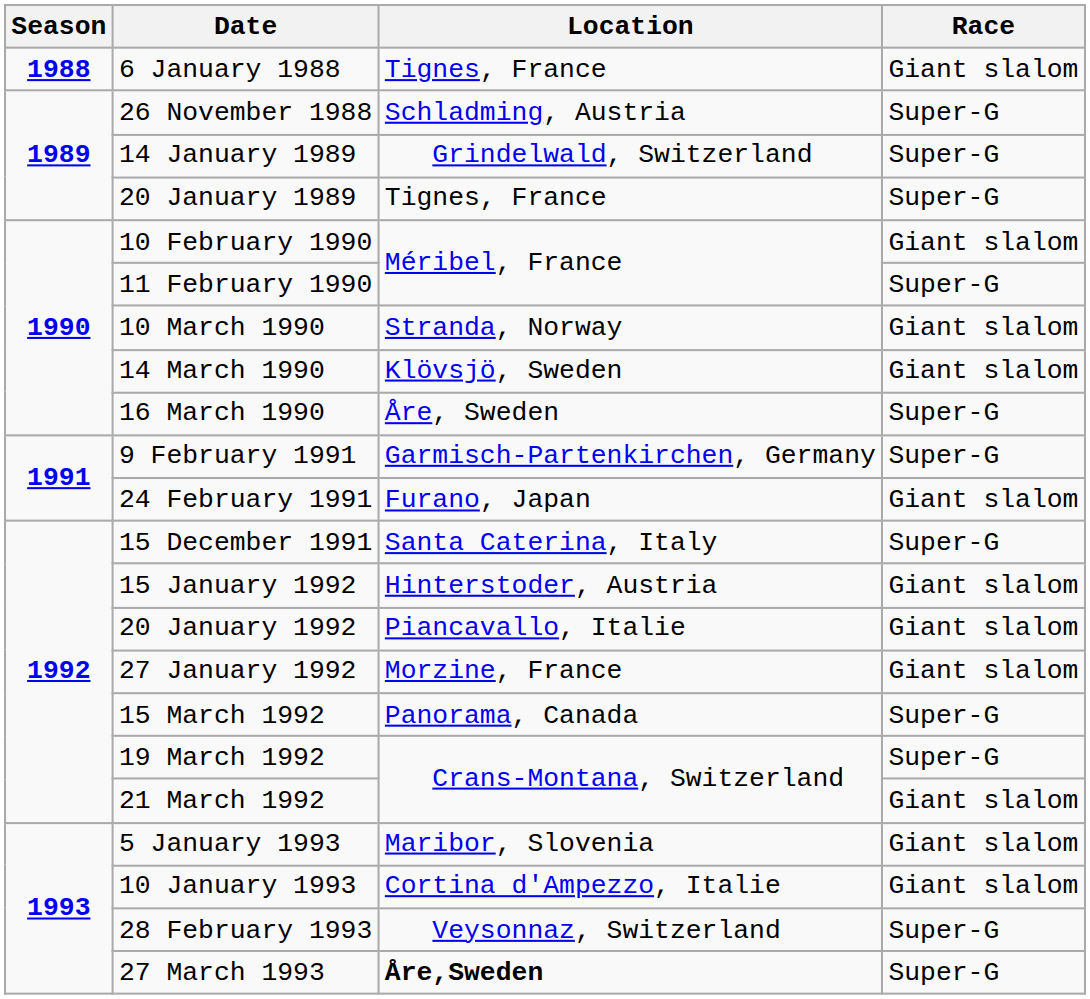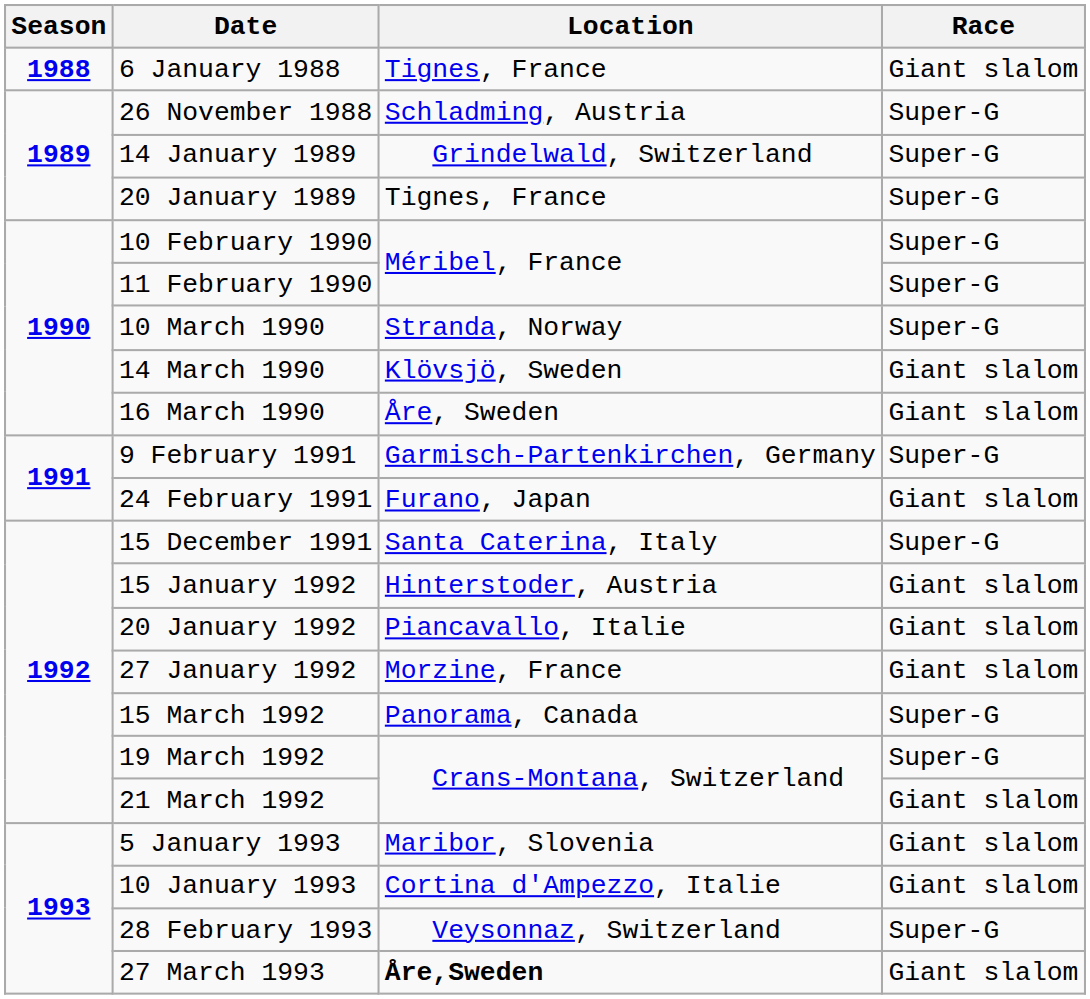(983, 242) Giant slalom -> (944, 242) Super-G
(983, 328) Giant slalom -> (944, 328) Super-G
(944, 414) Super-G -> (983, 414) Giant slalom
(944, 973) Super-G -> (983, 973) Giant slalom
